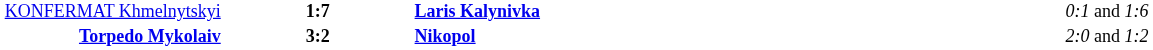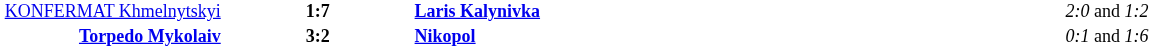(1107, 10) 0:1 and 1:6 -> (1107, 10) 2:0 and 1:2
(1107, 35) 2:0 and 1:2 -> (1107, 35) 0:1 and 1:6
